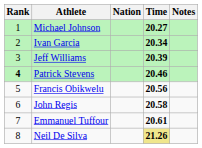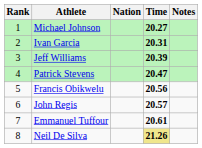(156, 43) 20.34 -> (156, 43) 20.31
(18, 74) bold -> (18, 74) normal
(156, 74) 20.46 -> (156, 74) 20.47
(156, 105) 20.58 -> (156, 105) 20.57
